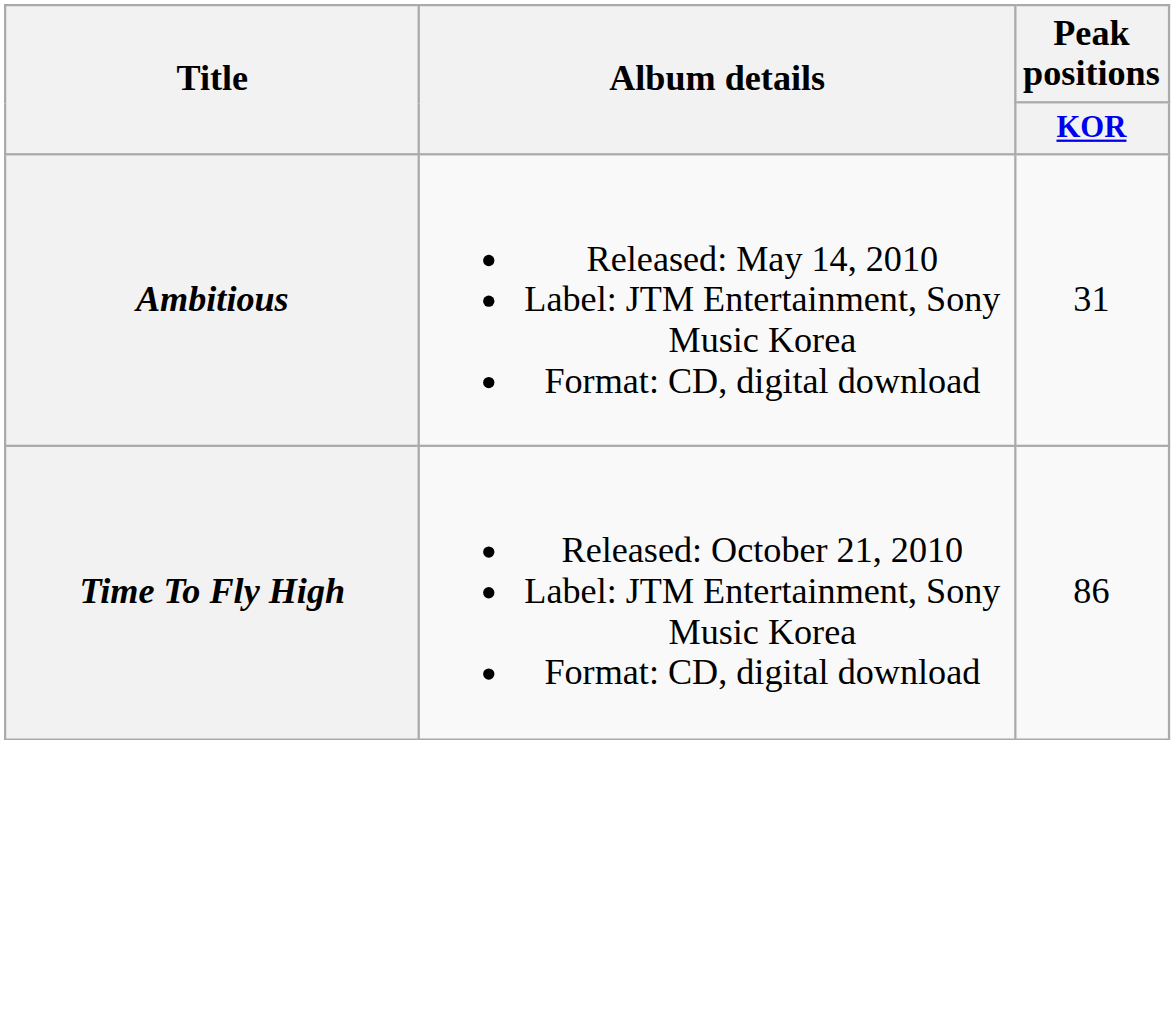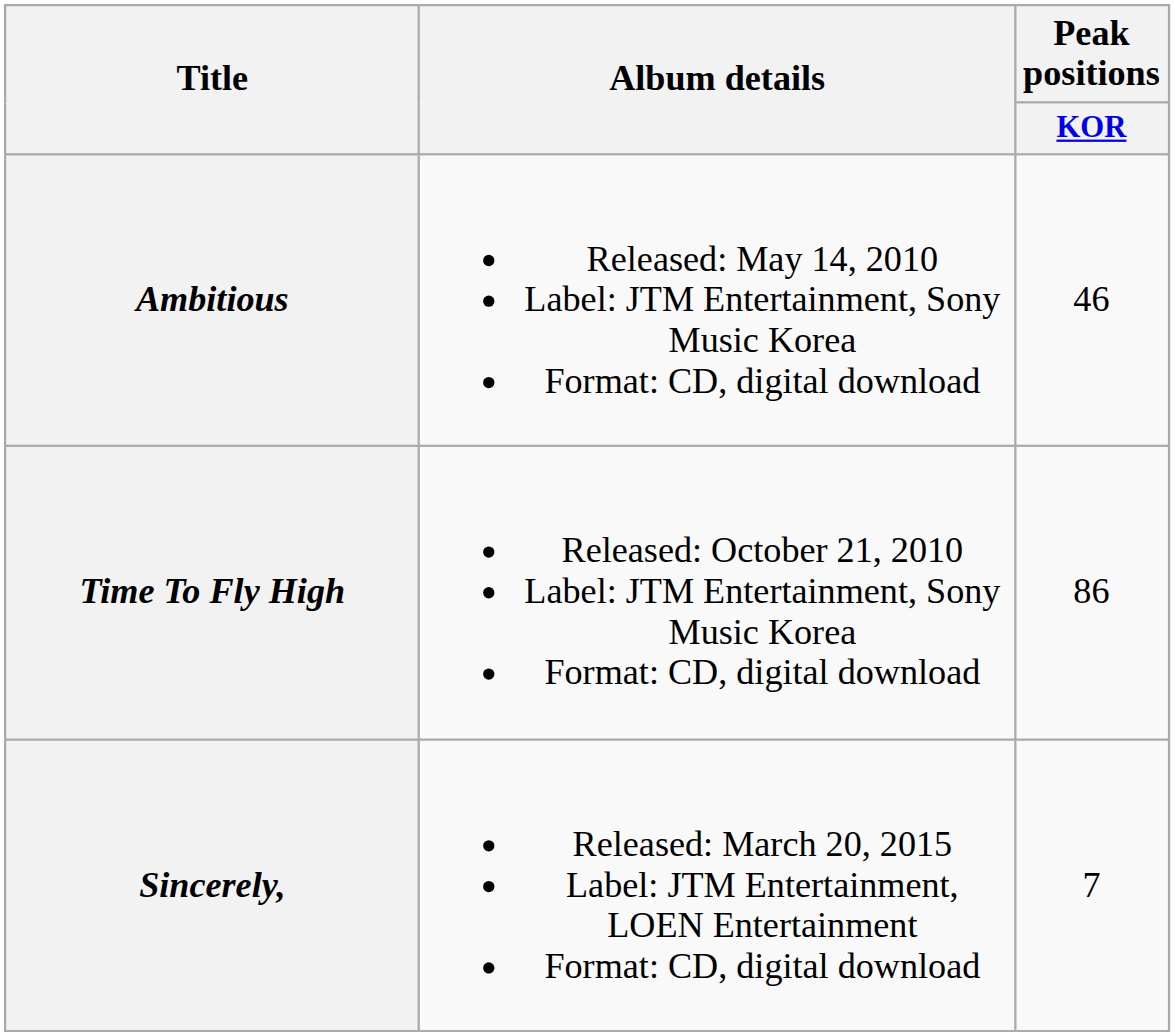(1091, 299) 31 -> (1091, 299) 46
+ row: (212, 884)
